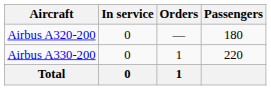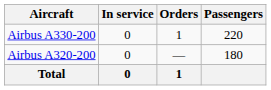rows swapped: (51, 54) <-> (51, 34)
